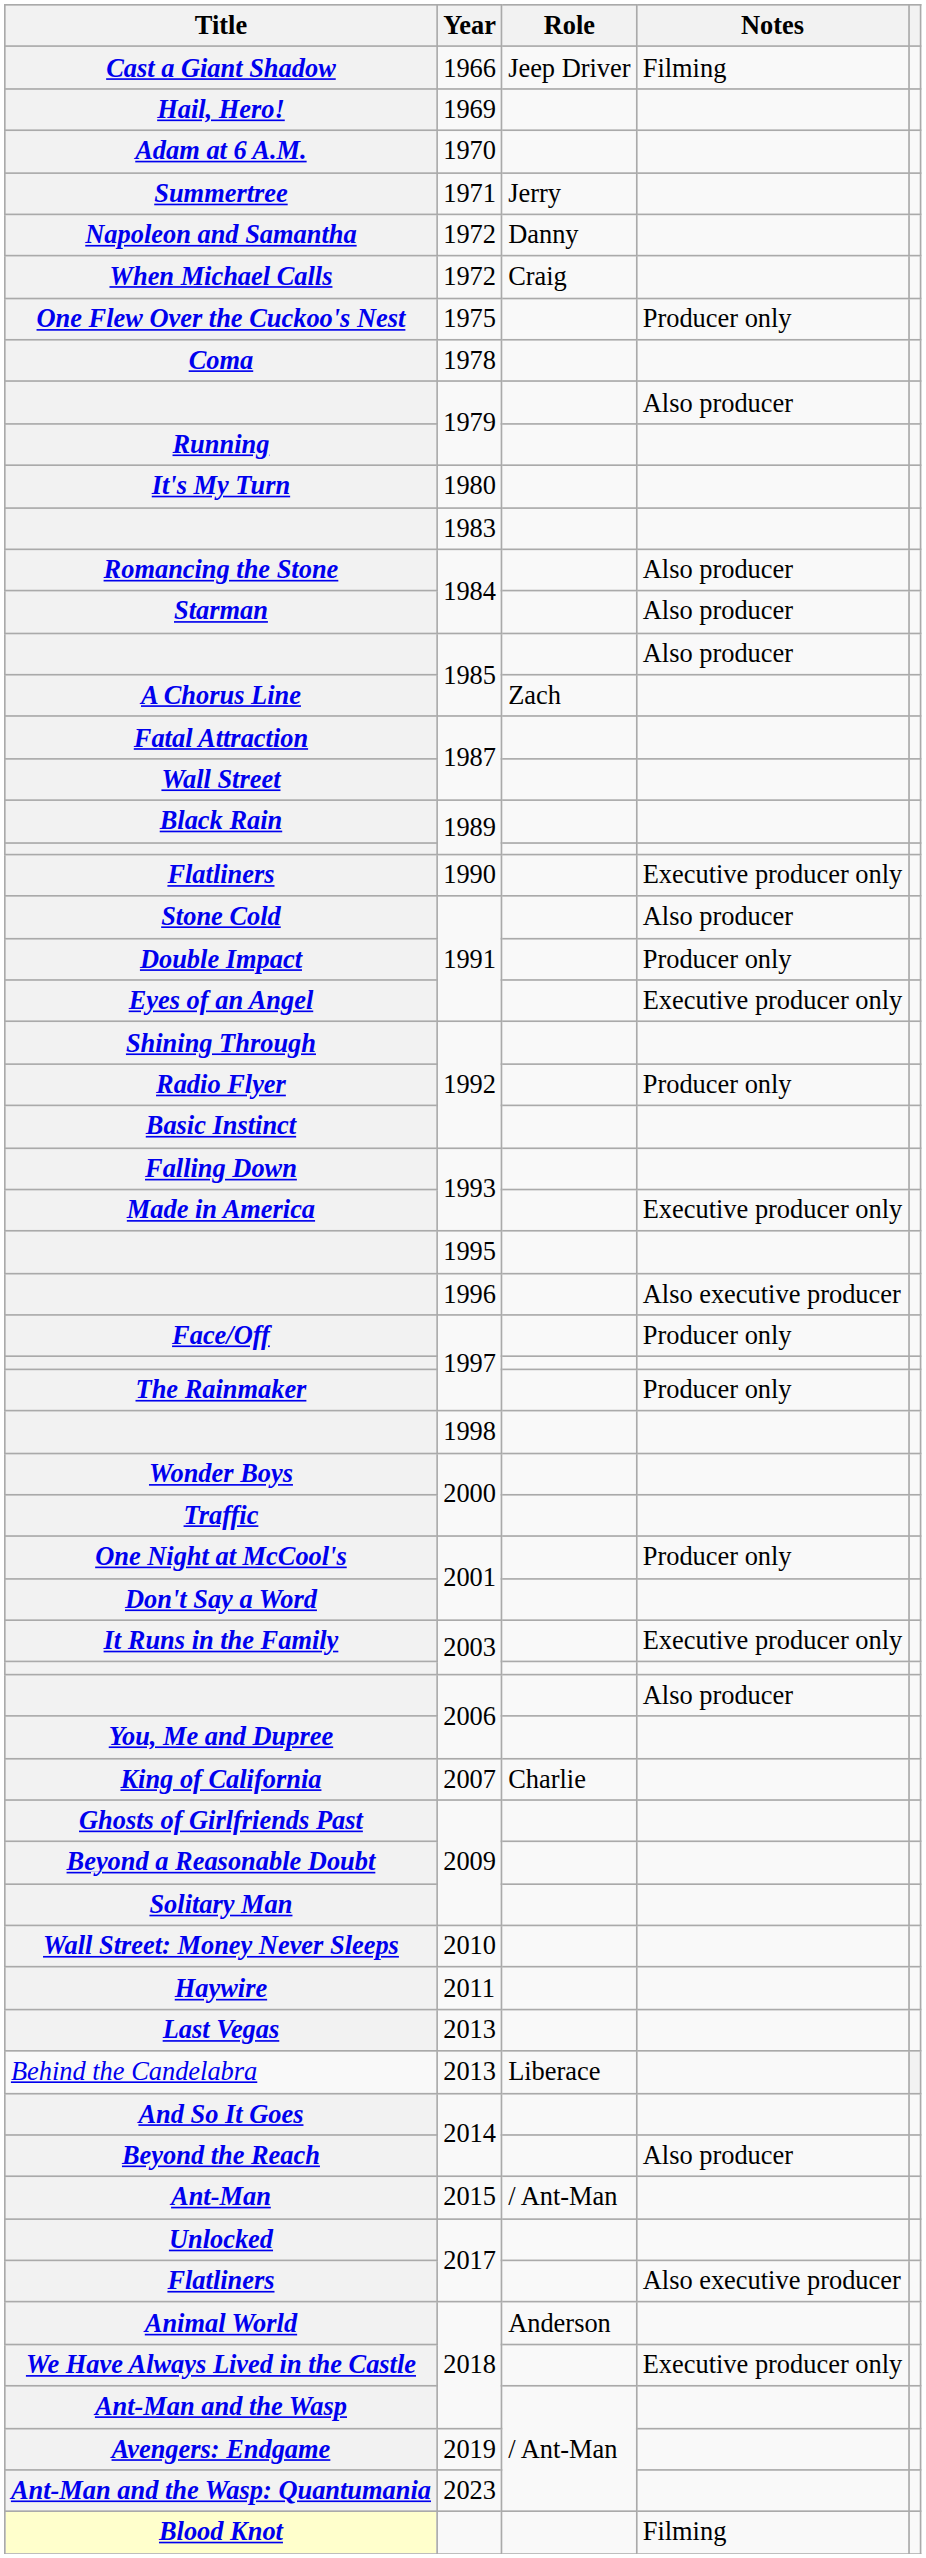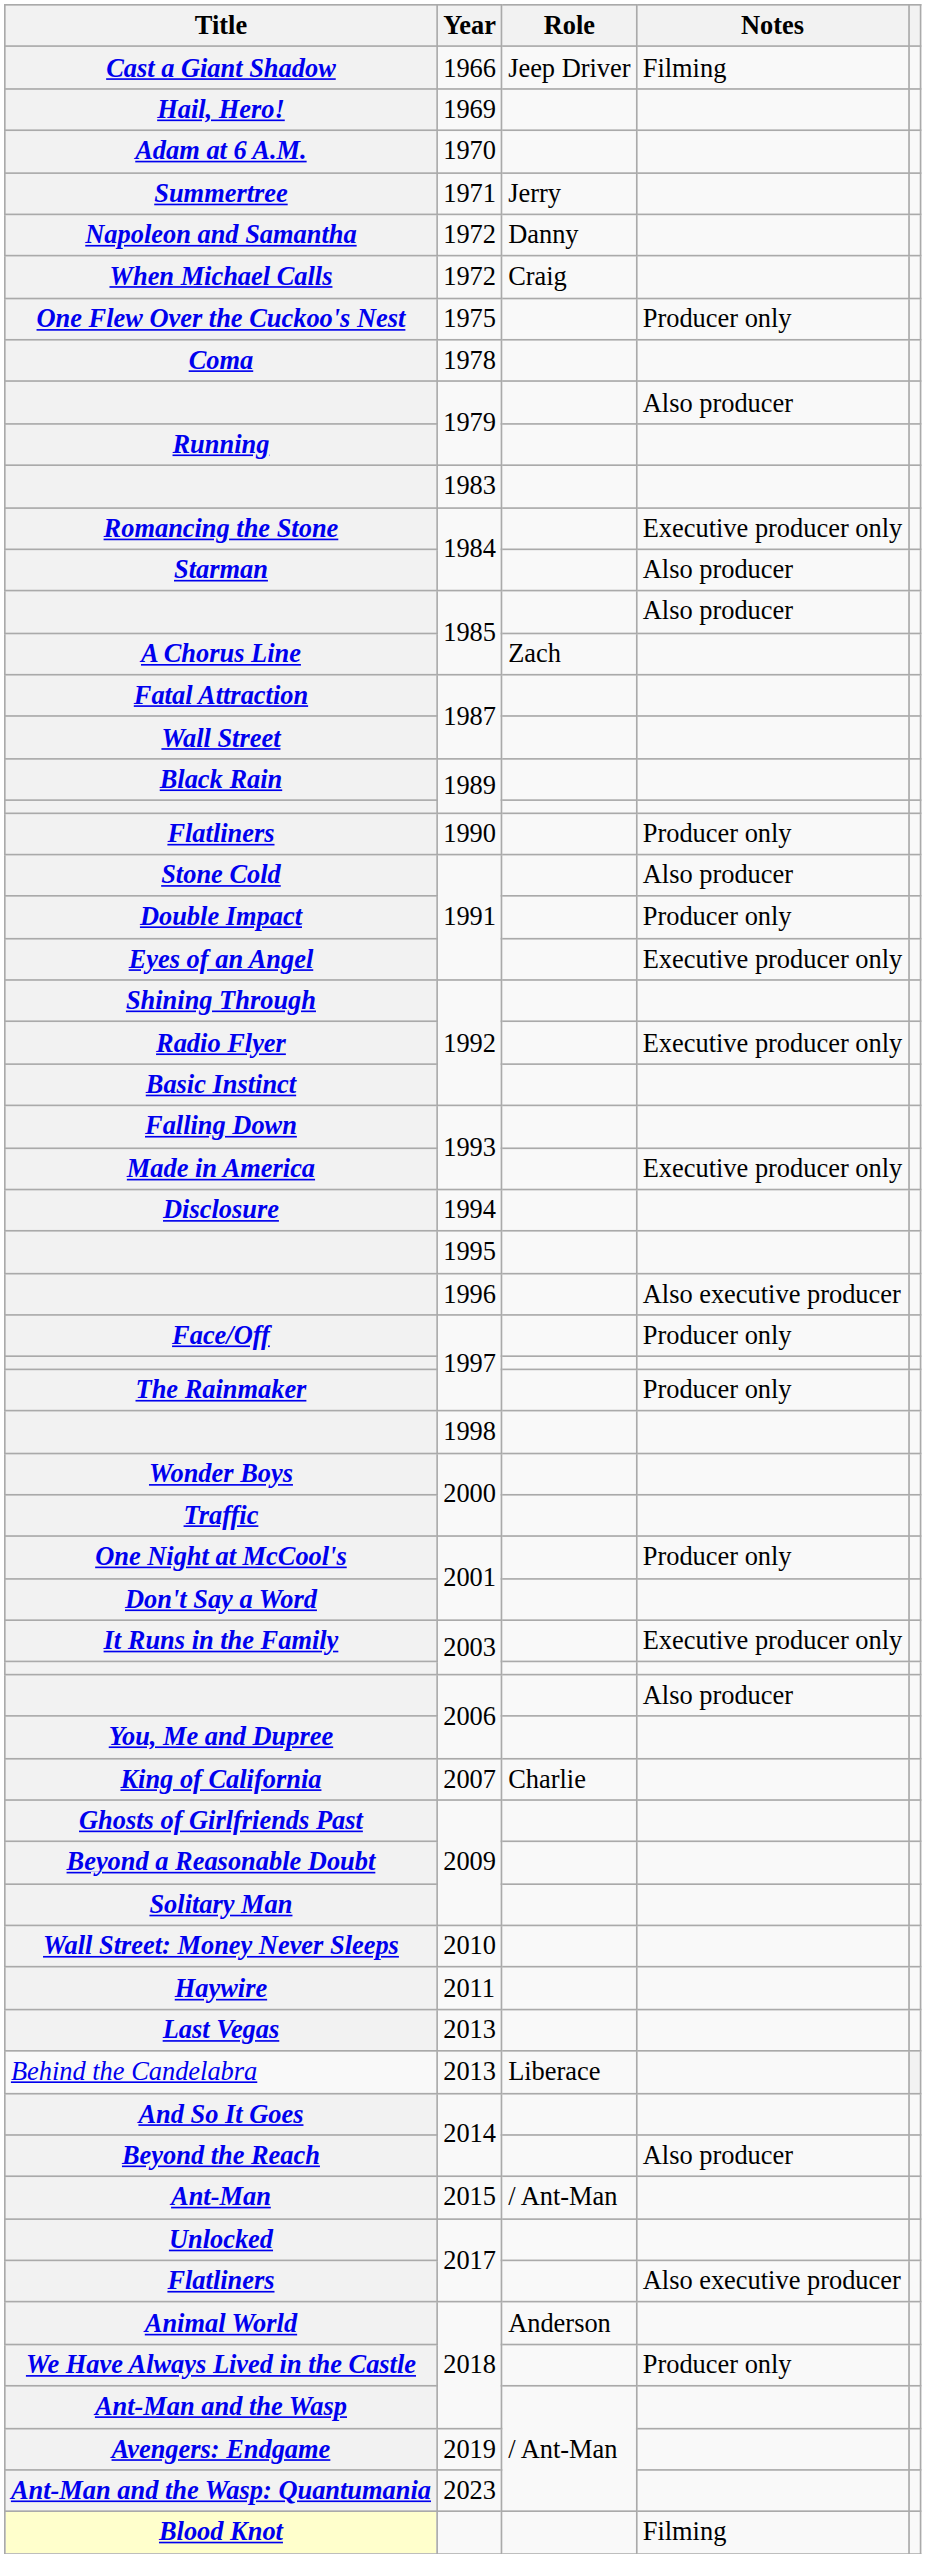- row: (221, 485)
(718, 569) Also producer -> (772, 527) Executive producer only
(772, 874) Executive producer only -> (717, 833) Producer only
(717, 1084) Producer only -> (772, 1042) Executive producer only
+ row: (221, 1209)
(772, 2364) Executive producer only -> (717, 2364) Producer only
